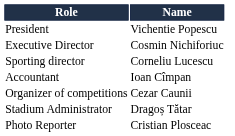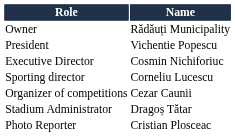+ row: (21, 29)
- row: (32, 77)
